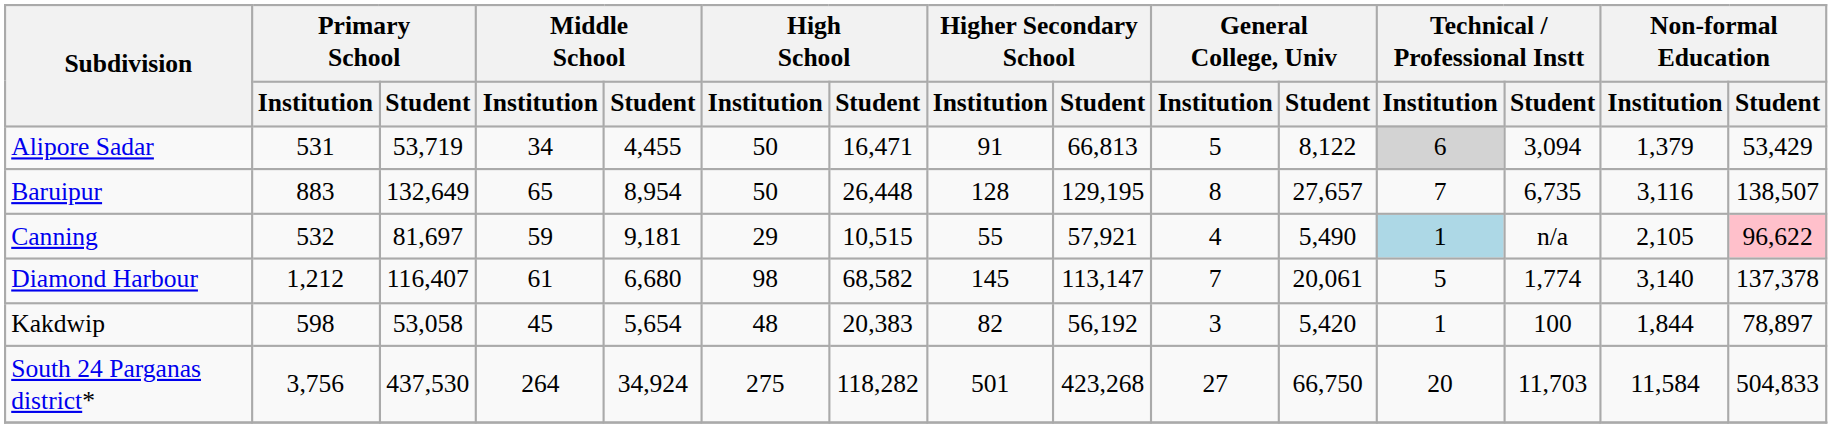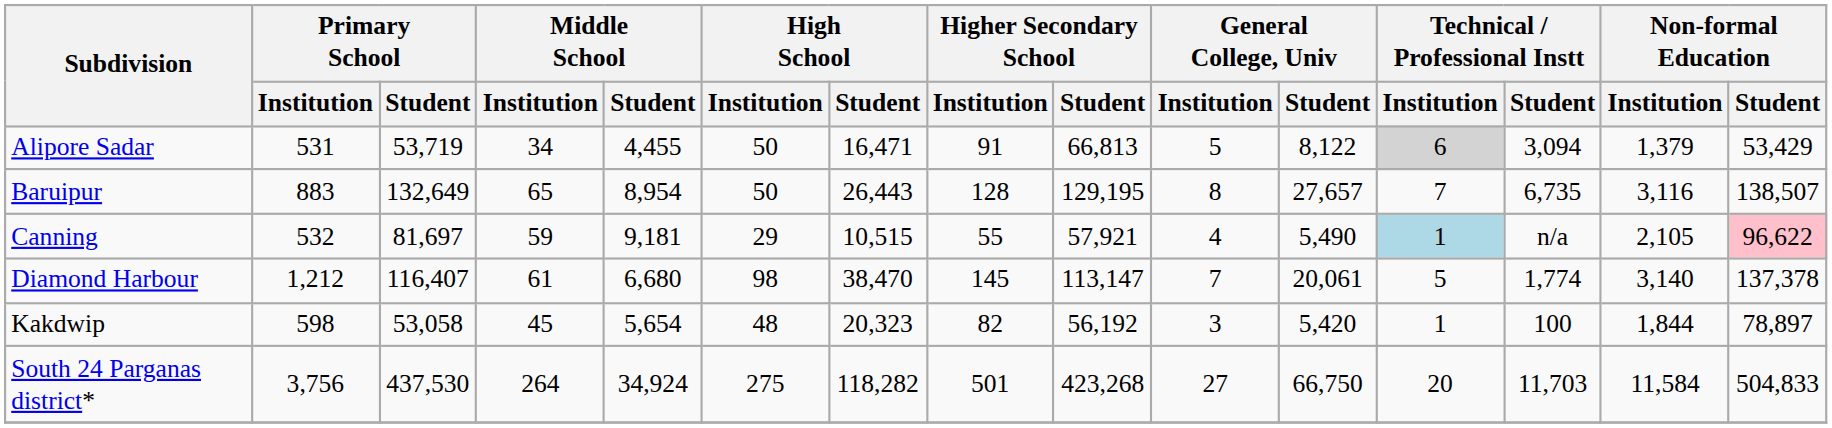(878, 191) 26,448 -> (878, 191) 26,443
(878, 279) 68,582 -> (878, 279) 38,470
(878, 324) 20,383 -> (878, 324) 20,323
